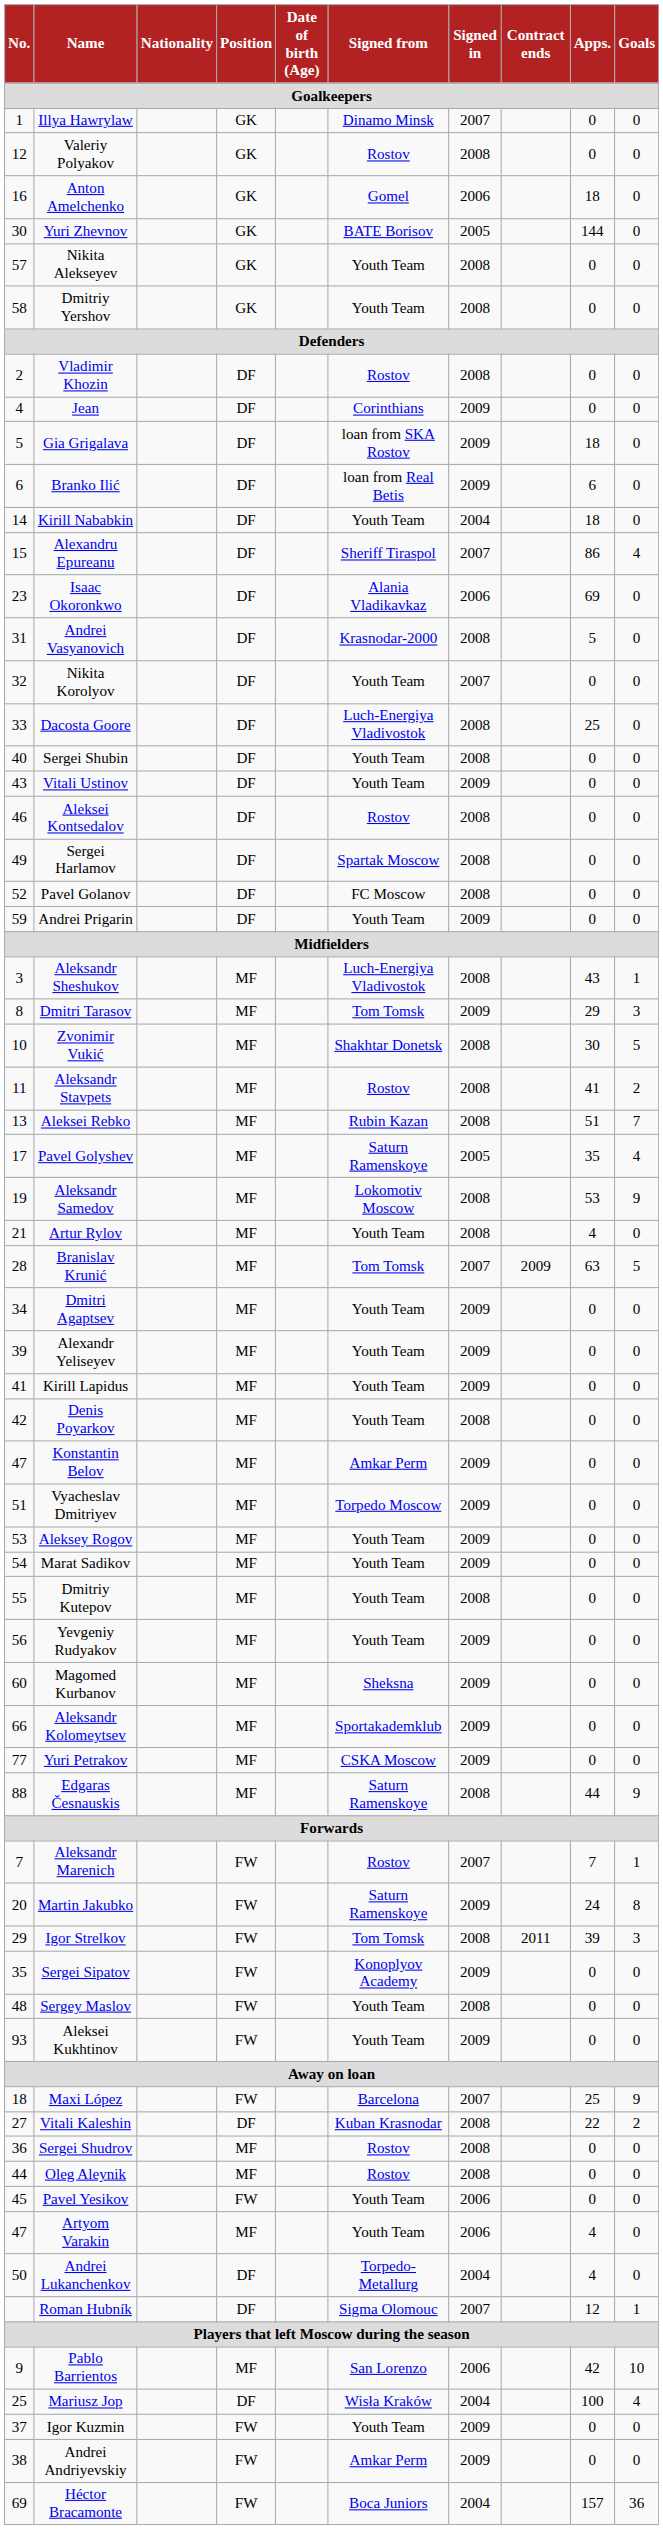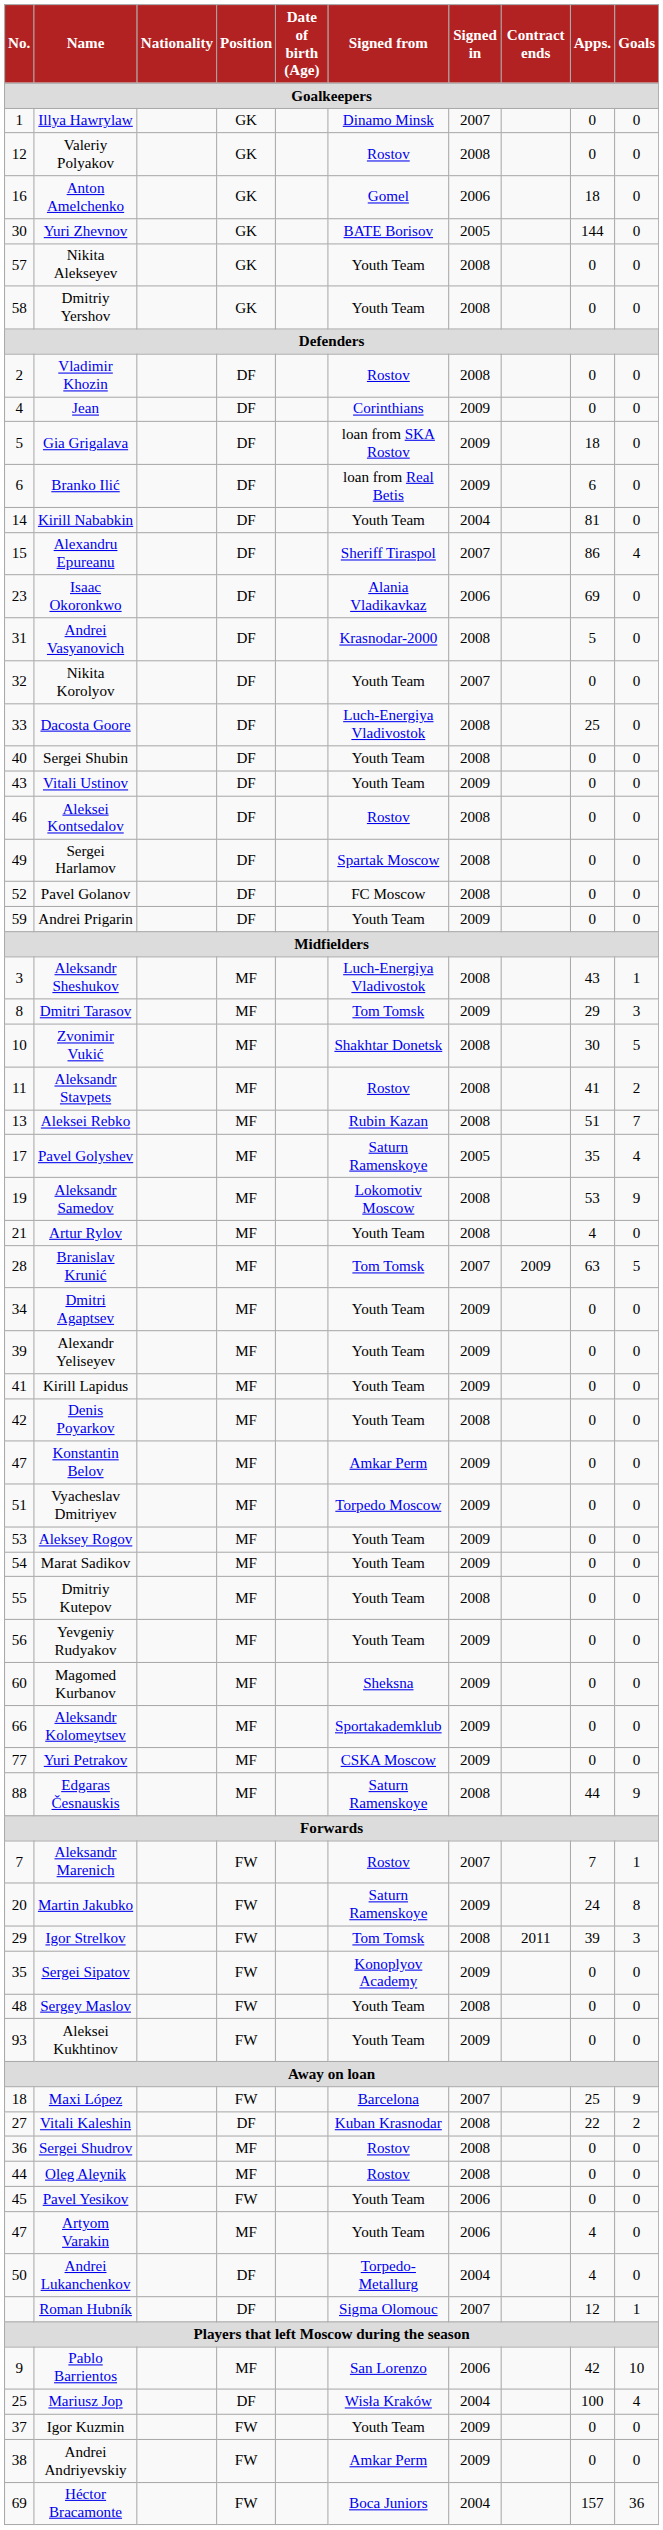(592, 520) 18 -> (592, 520) 81
